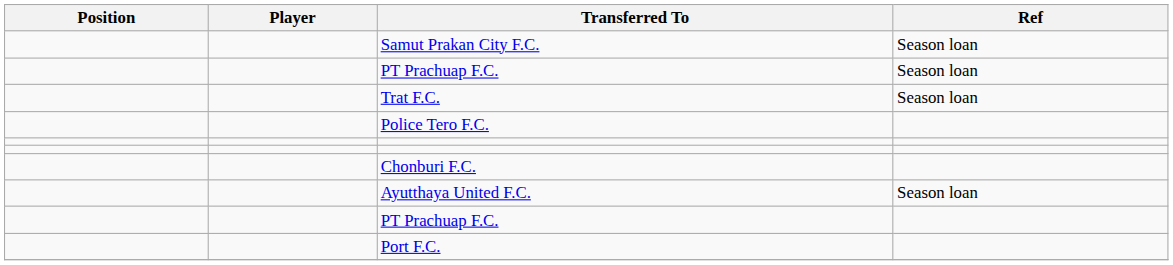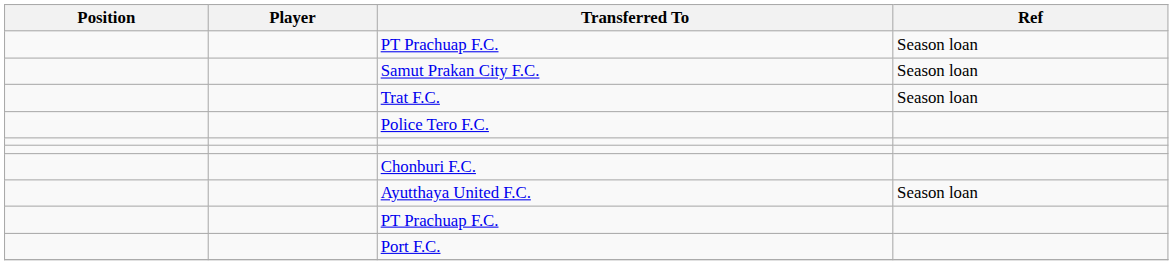rows swapped: (460, 44) <-> (440, 71)
